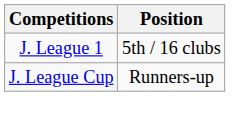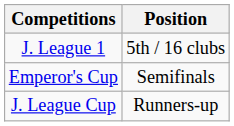+ row: (63, 76)
